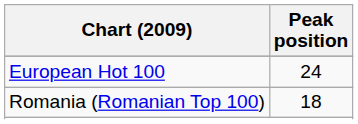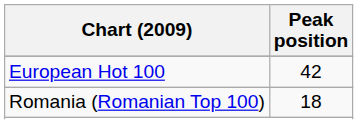(311, 71) 24 -> (311, 71) 42
